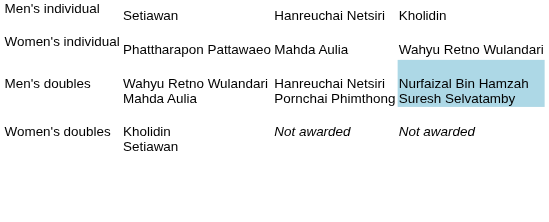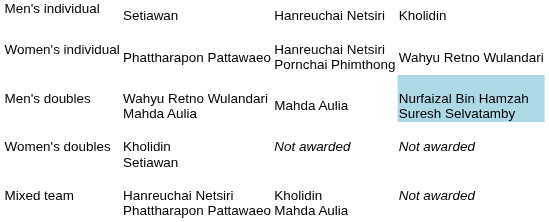(311, 49) Mahda Aulia -> (335, 57) Hanreuchai Netsiri Pornchai Phimthong
(335, 91) Hanreuchai Netsiri Pornchai Phimthong -> (311, 106) Mahda Aulia
+ row: (39, 196)
